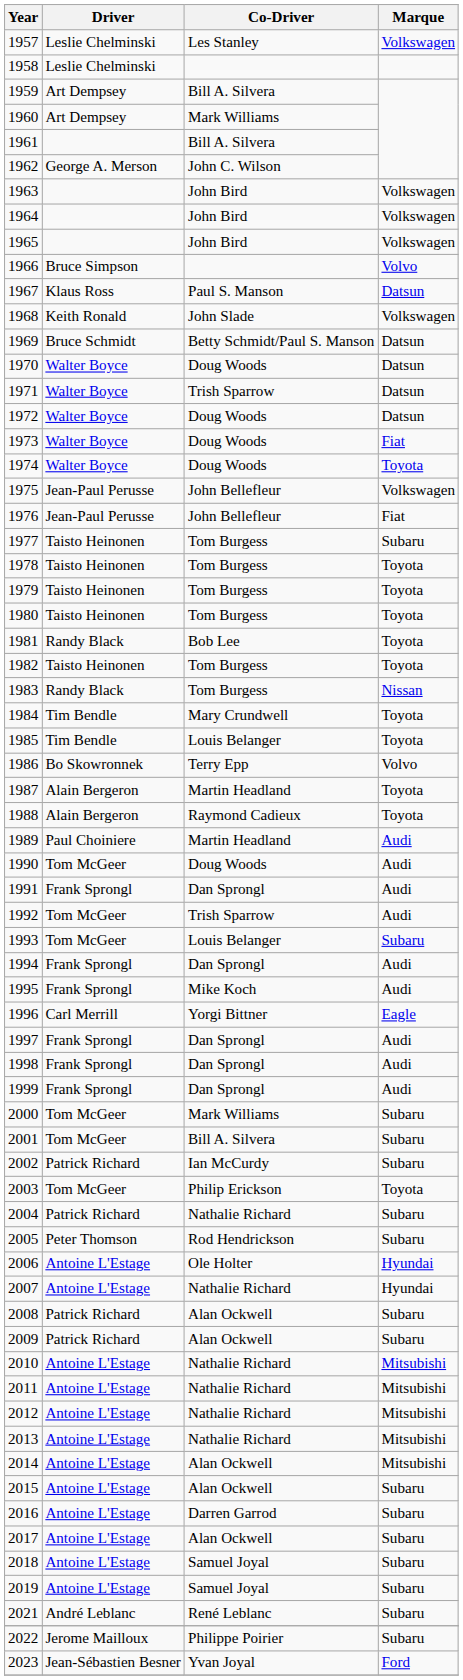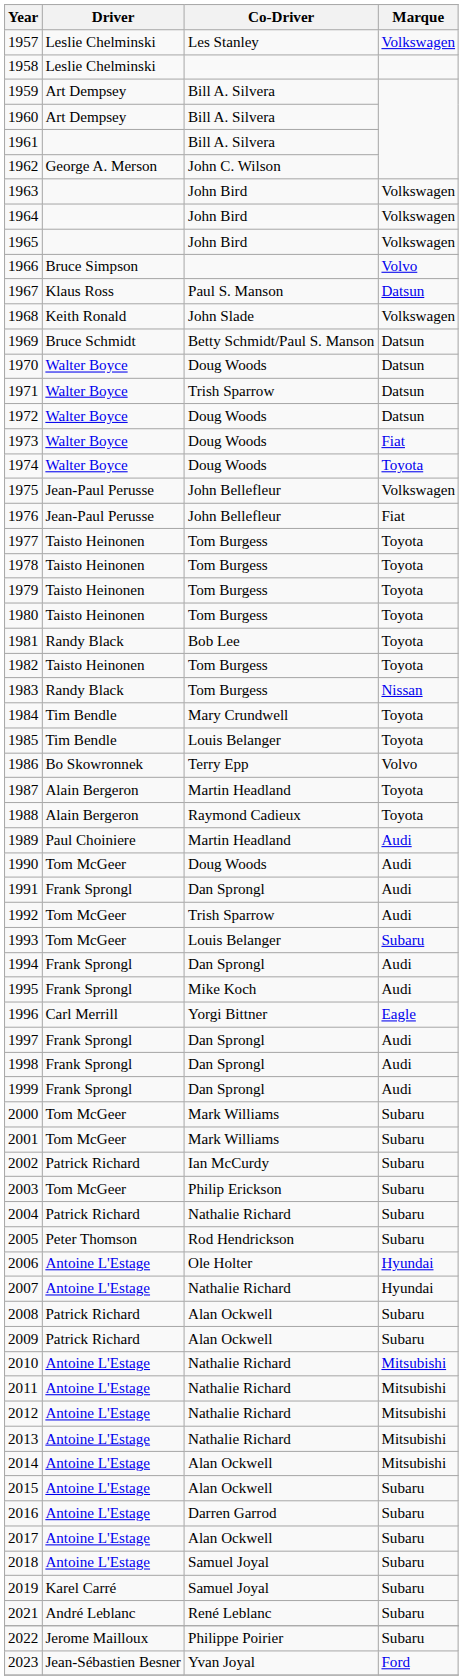(234, 117) Mark Williams -> (231, 117) Bill A. Silvera
(403, 541) Subaru -> (402, 541) Toyota
(231, 1139) Bill A. Silvera -> (234, 1139) Mark Williams
(402, 1189) Toyota -> (403, 1189) Subaru
(98, 1588) Antoine L'Estage -> (81, 1588) Karel Carré
